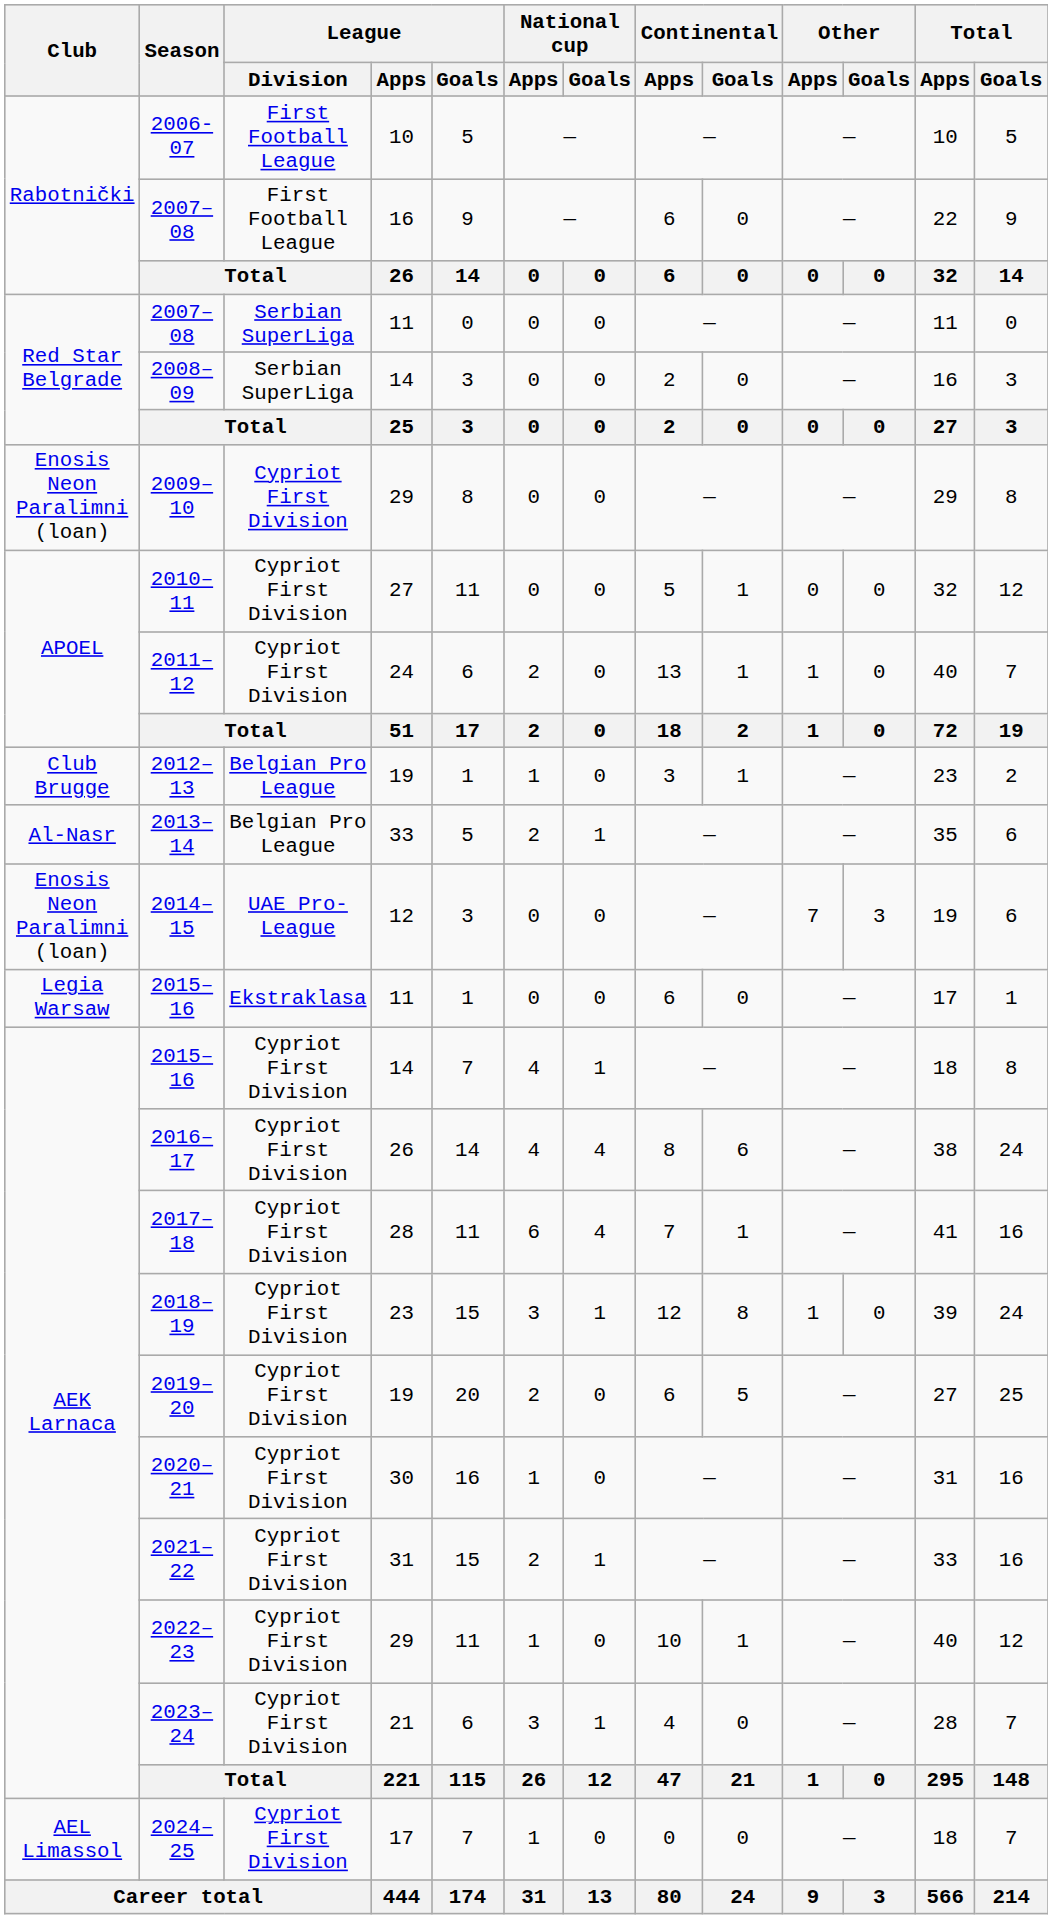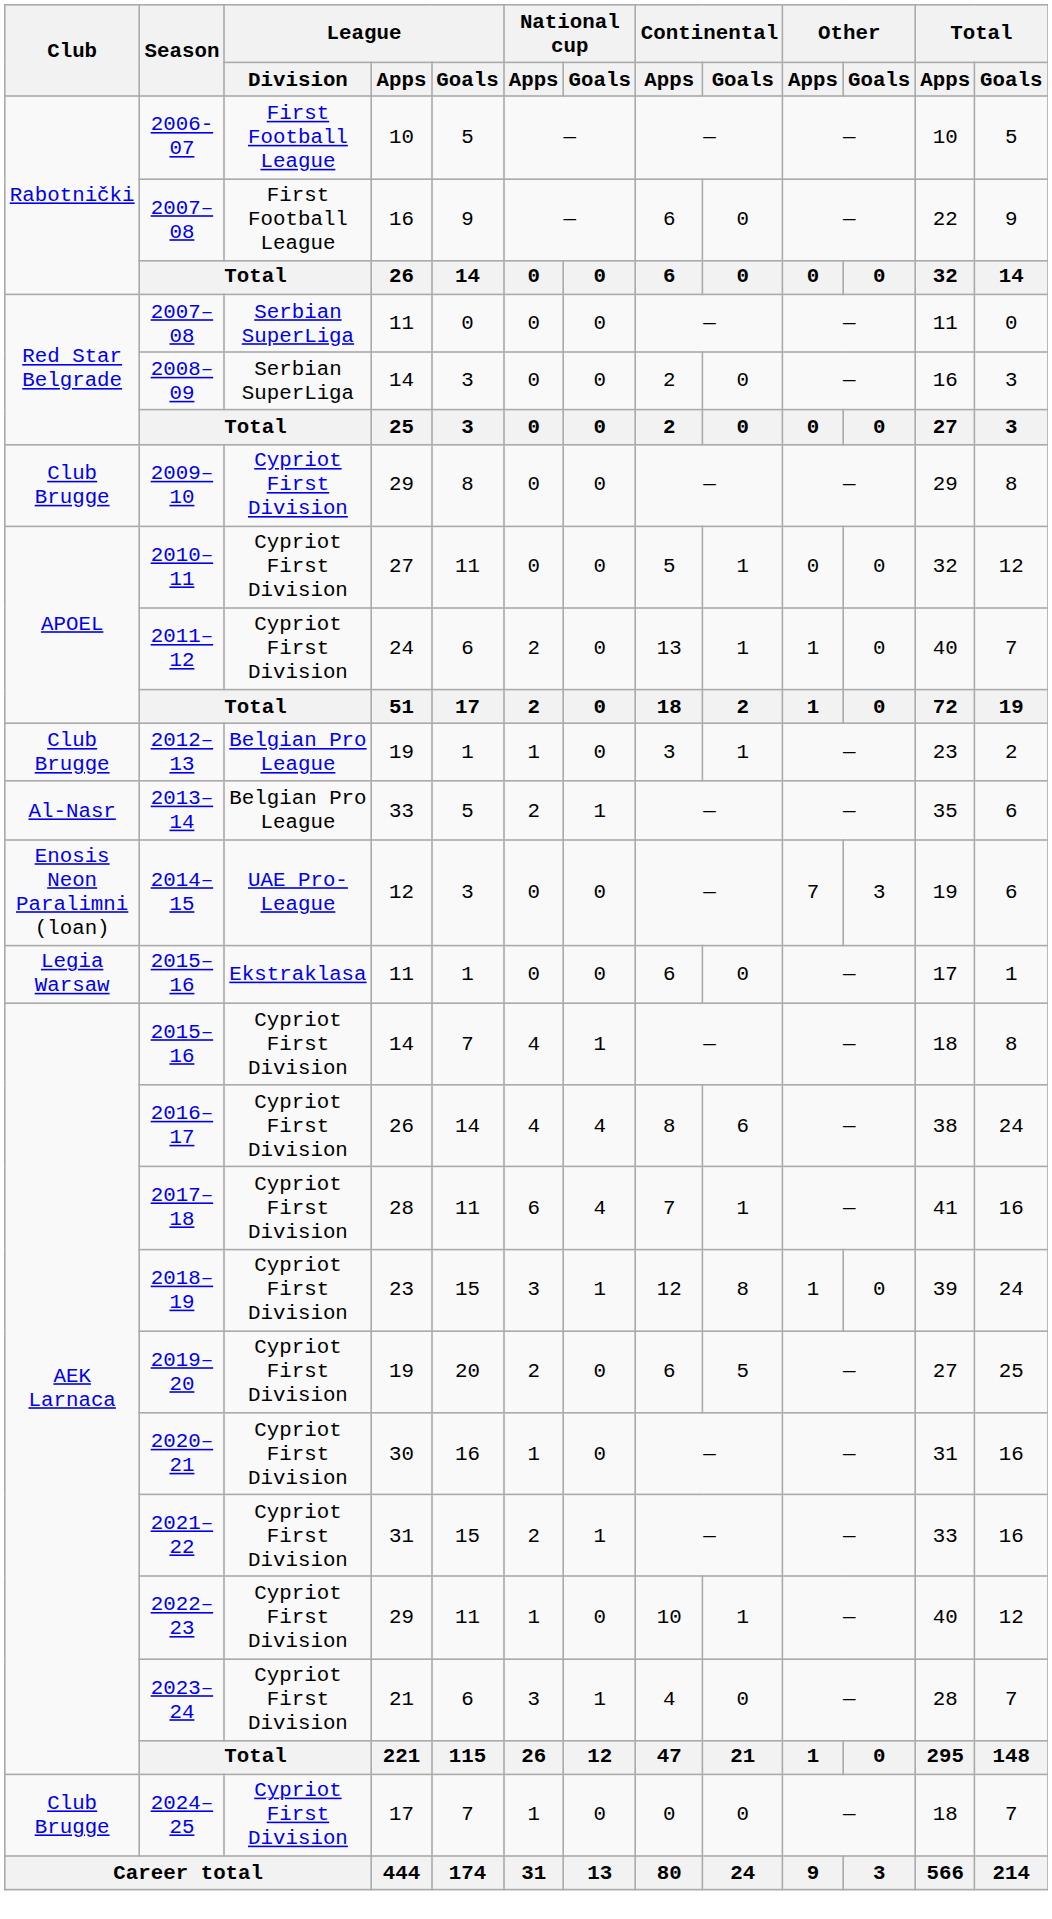(72, 497) Enosis Neon Paralimni (loan) -> (72, 485) Club Brugge
(72, 1839) AEL Limassol -> (72, 1815) Club Brugge
